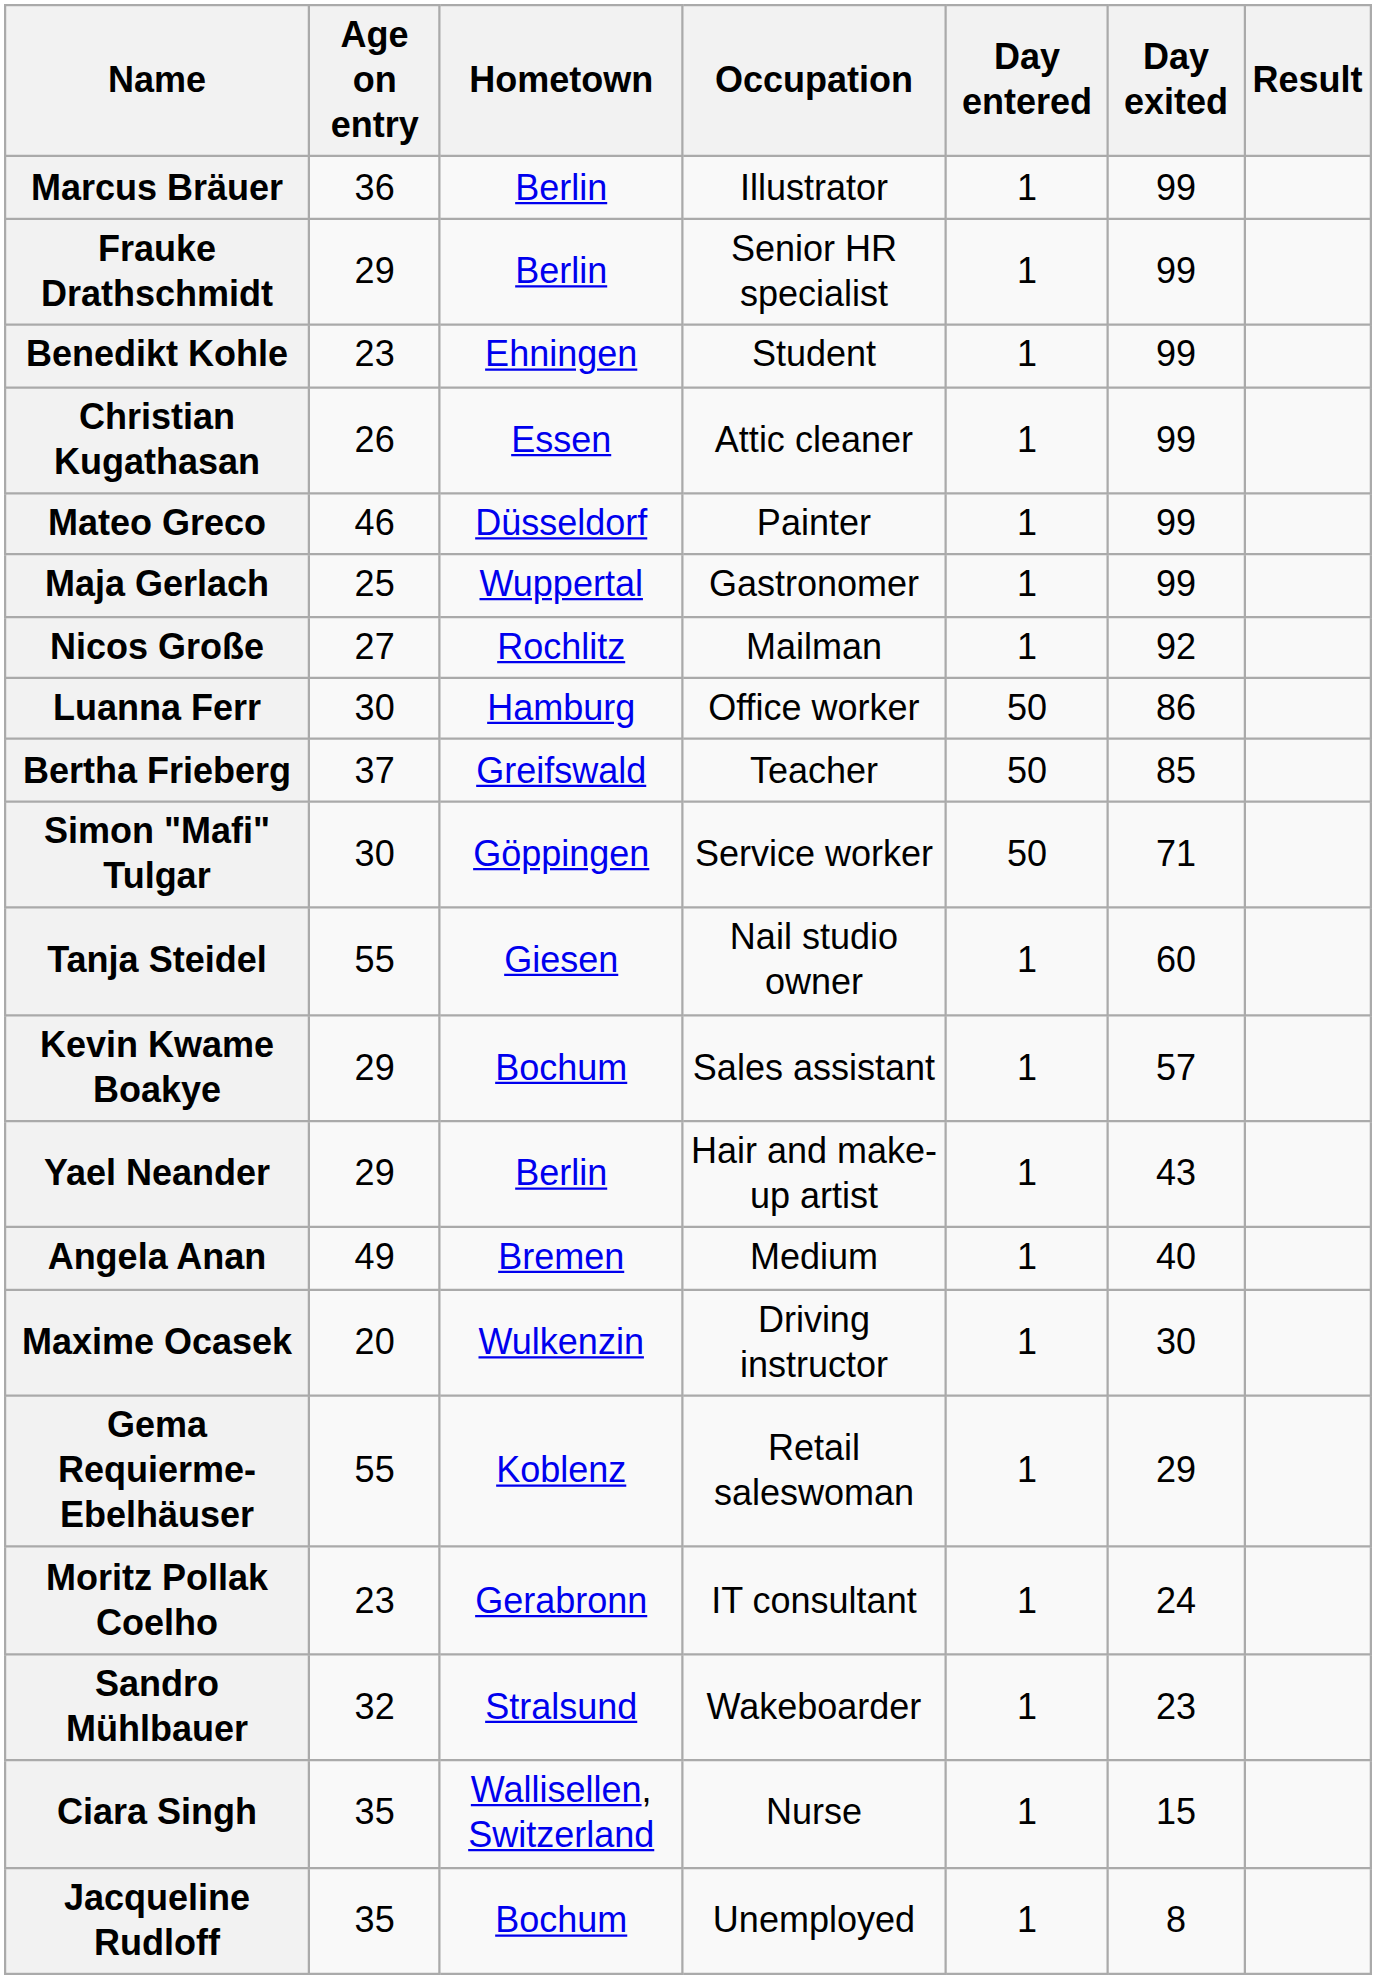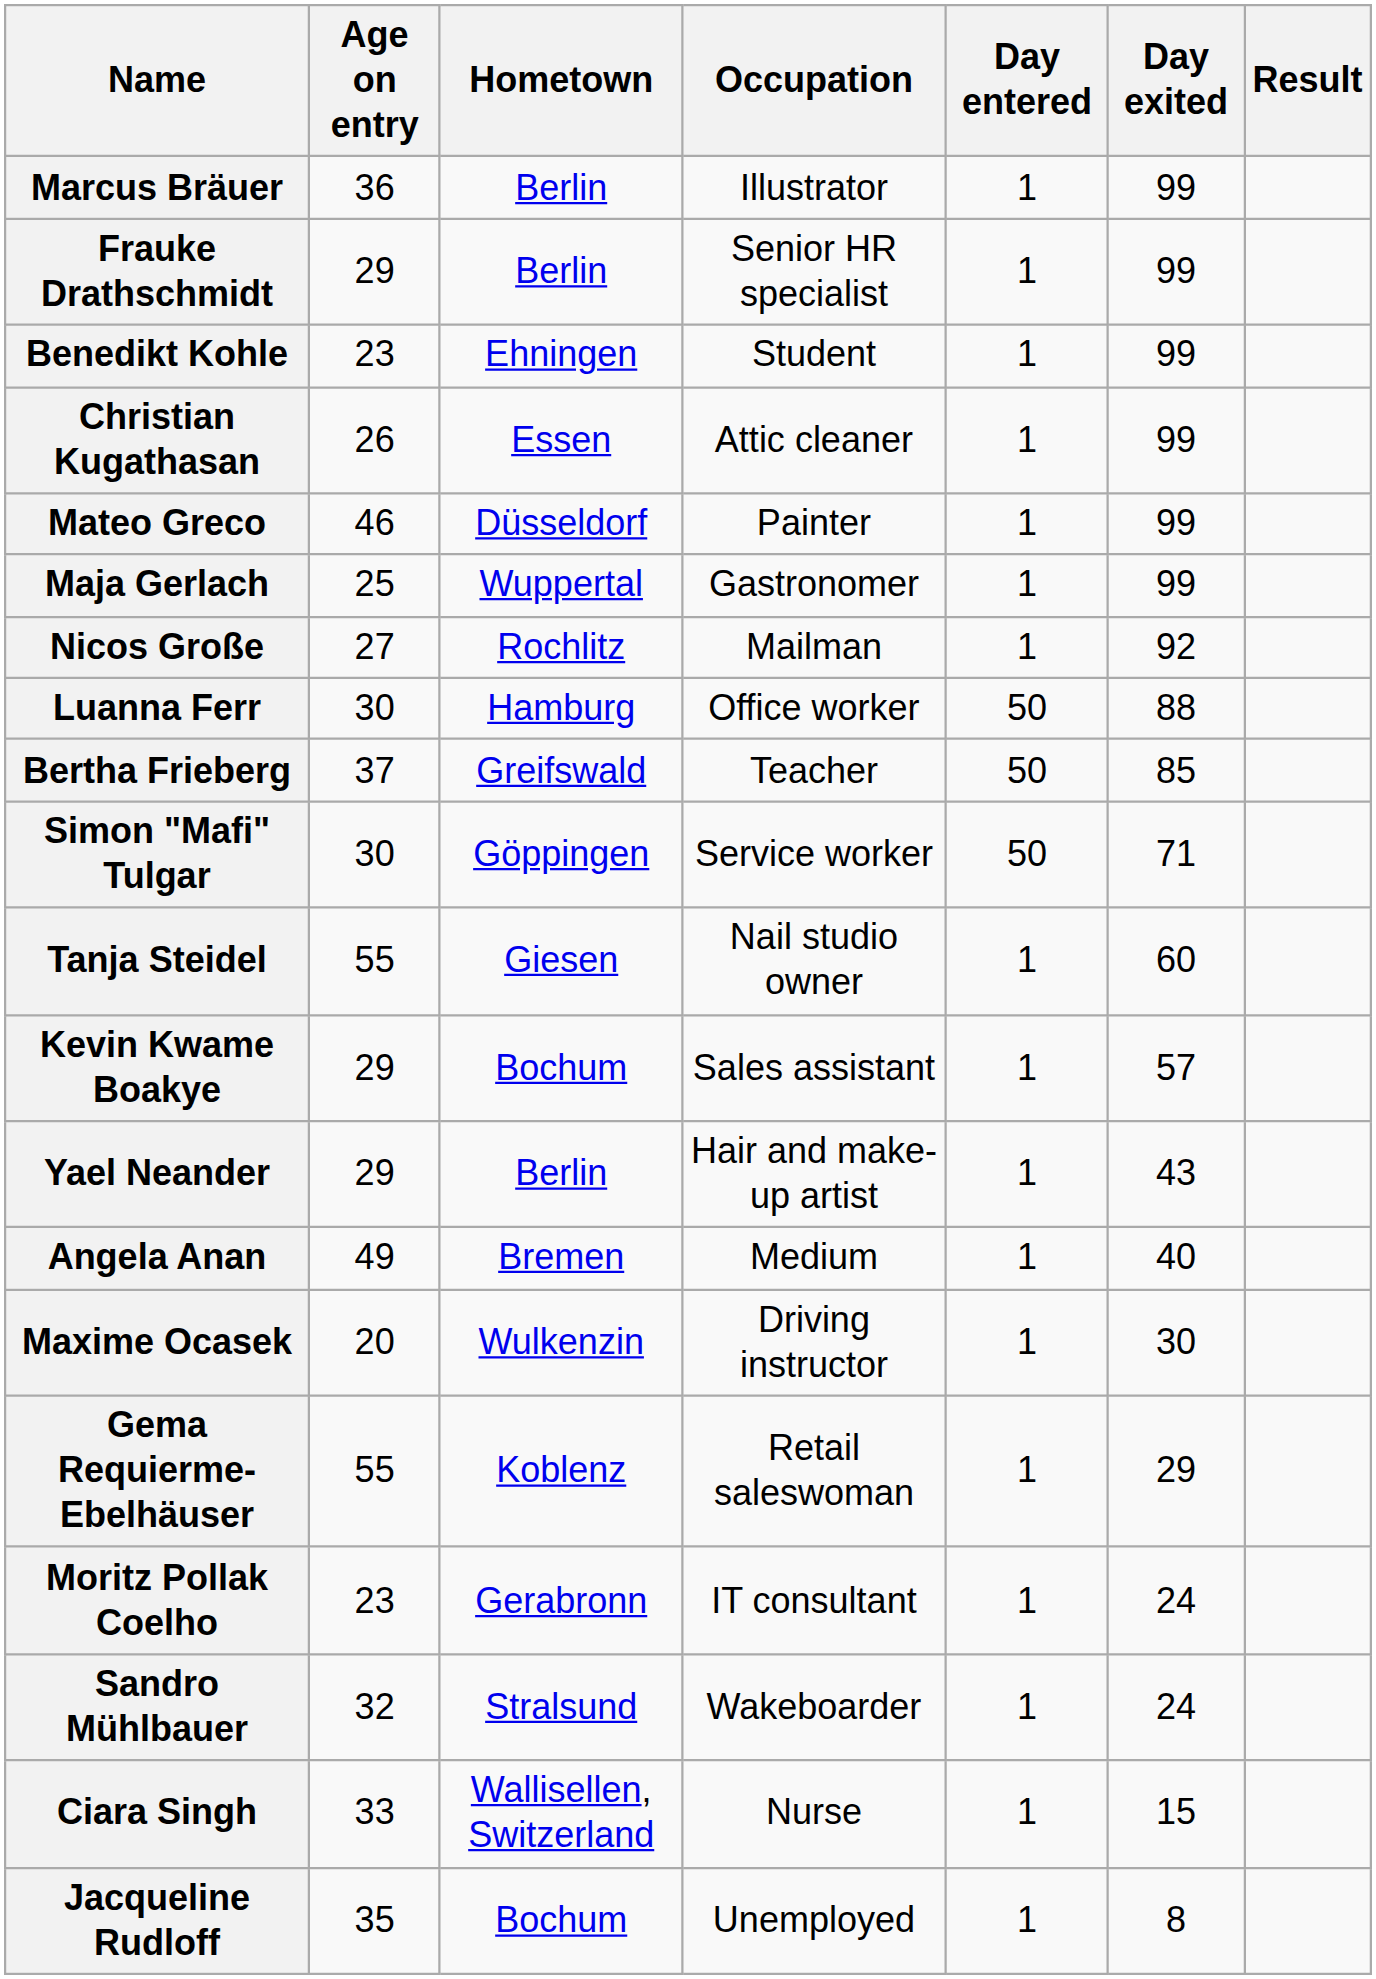(1176, 708) 86 -> (1176, 708) 88
(1176, 1706) 23 -> (1176, 1706) 24
(375, 1813) 35 -> (375, 1813) 33
